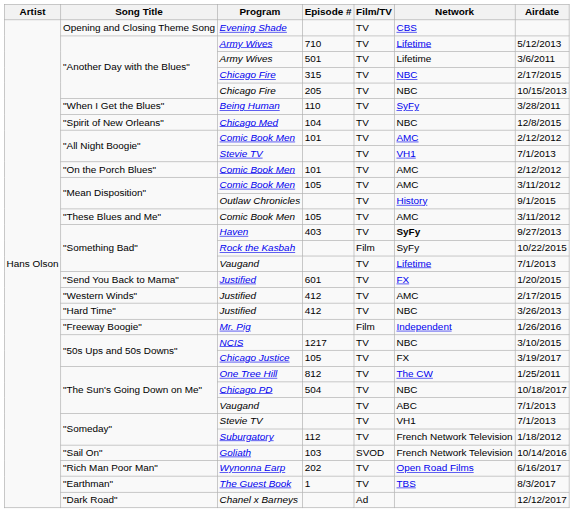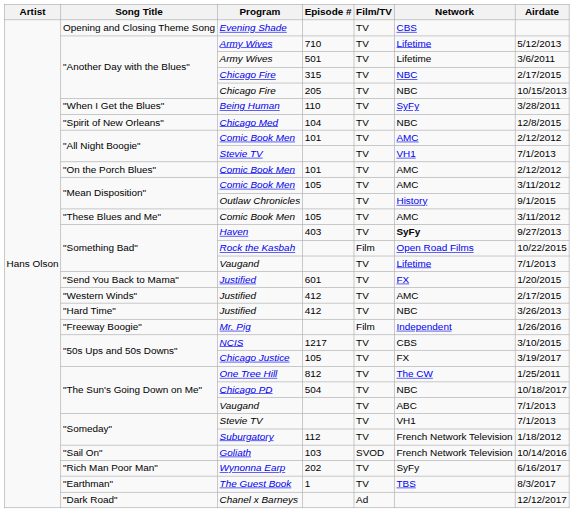(408, 248) SyFy -> (435, 248) Open Road Films
(407, 342) NBC -> (407, 342) CBS
(435, 468) Open Road Films -> (408, 468) SyFy
